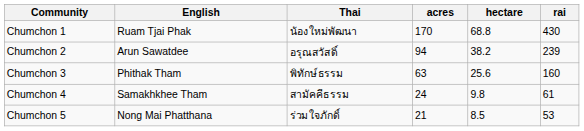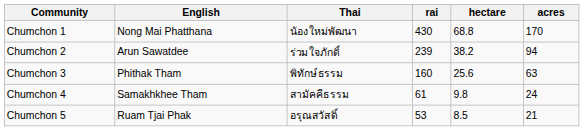columns swapped: (560, 12) <-> (440, 12)
(154, 31) Ruam Tjai Phak -> (165, 31) Nong Mai Phatthana
(313, 52) อรุณสวัสดิ์ -> (315, 52) ร่วมใจภักดิ์
(165, 115) Nong Mai Phatthana -> (154, 115) Ruam Tjai Phak
(315, 116) ร่วมใจภักดิ์ -> (313, 116) อรุณสวัสดิ์
